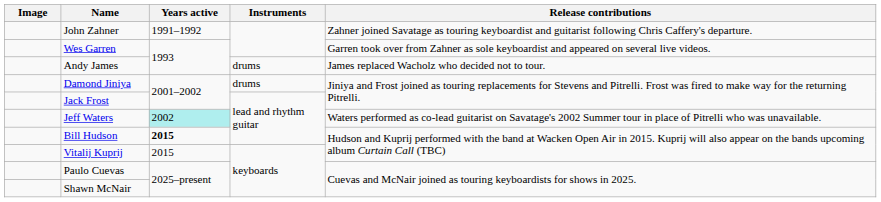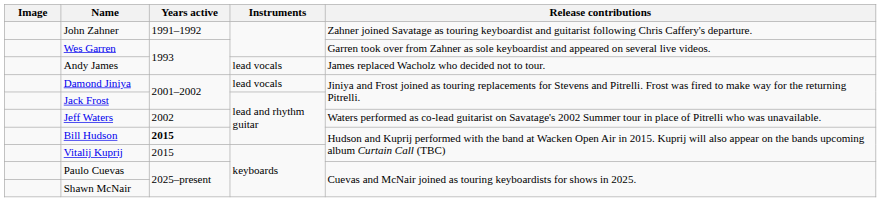(246, 65) drums -> (257, 65) lead vocals
(246, 83) drums -> (257, 83) lead vocals
(163, 118) paleturquoise background -> (163, 118) no background
